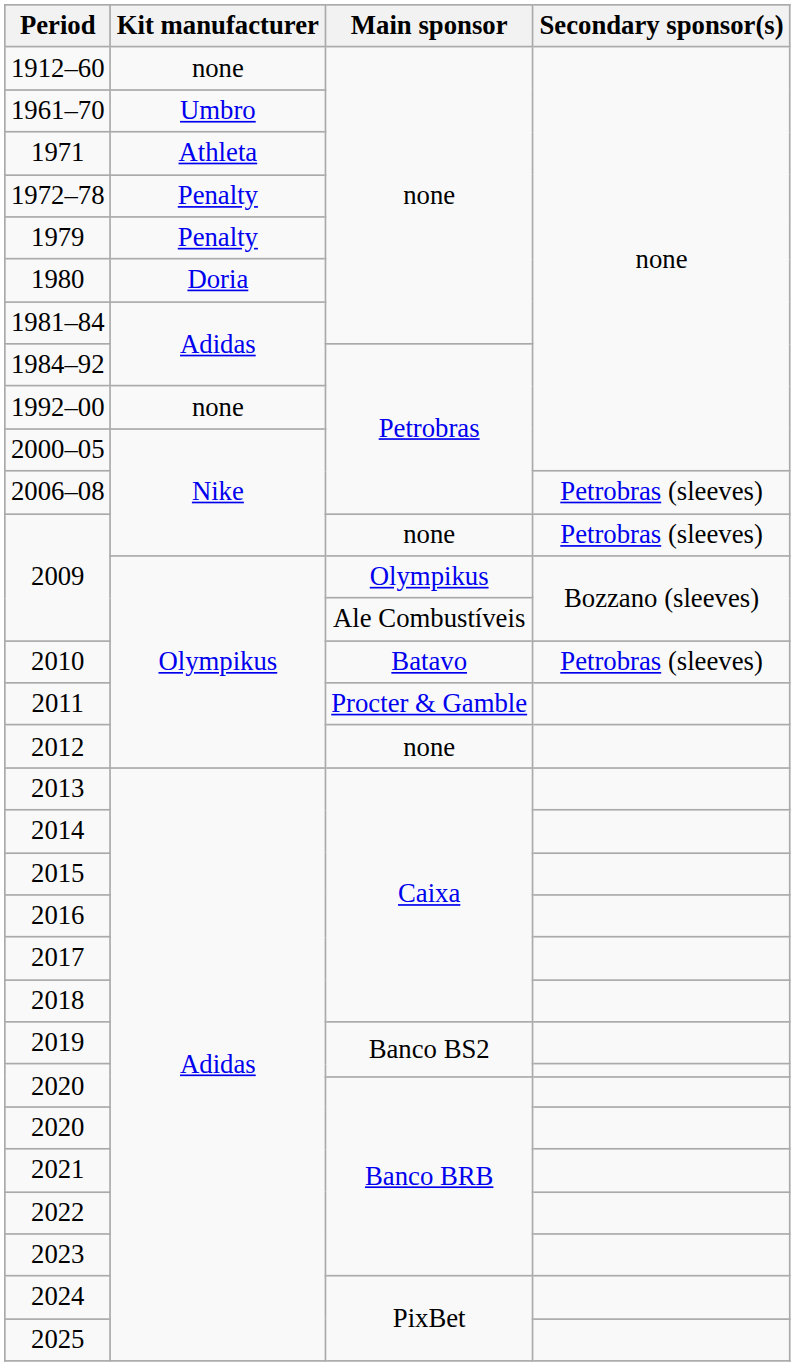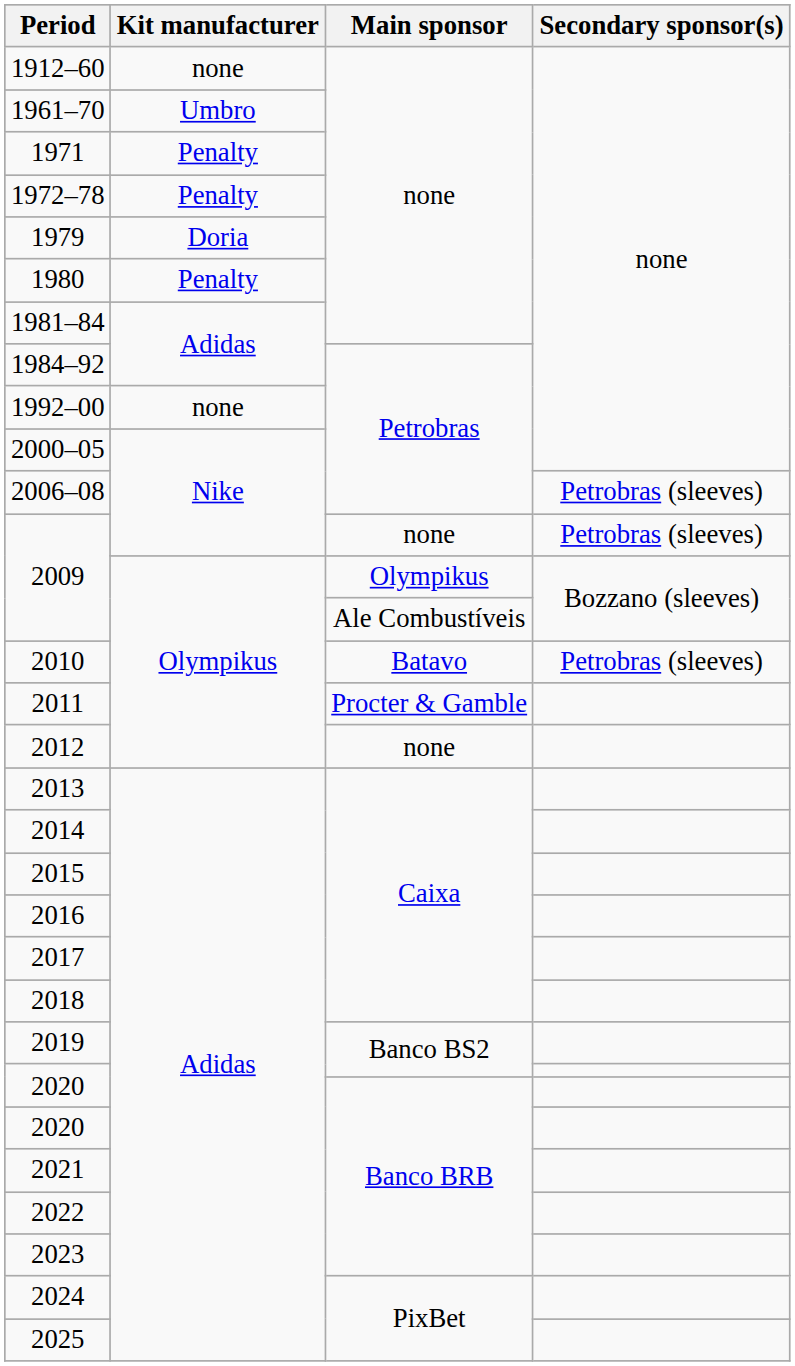(218, 152) Athleta -> (218, 152) Penalty
(218, 237) Penalty -> (218, 237) Doria
(218, 279) Doria -> (218, 279) Penalty
